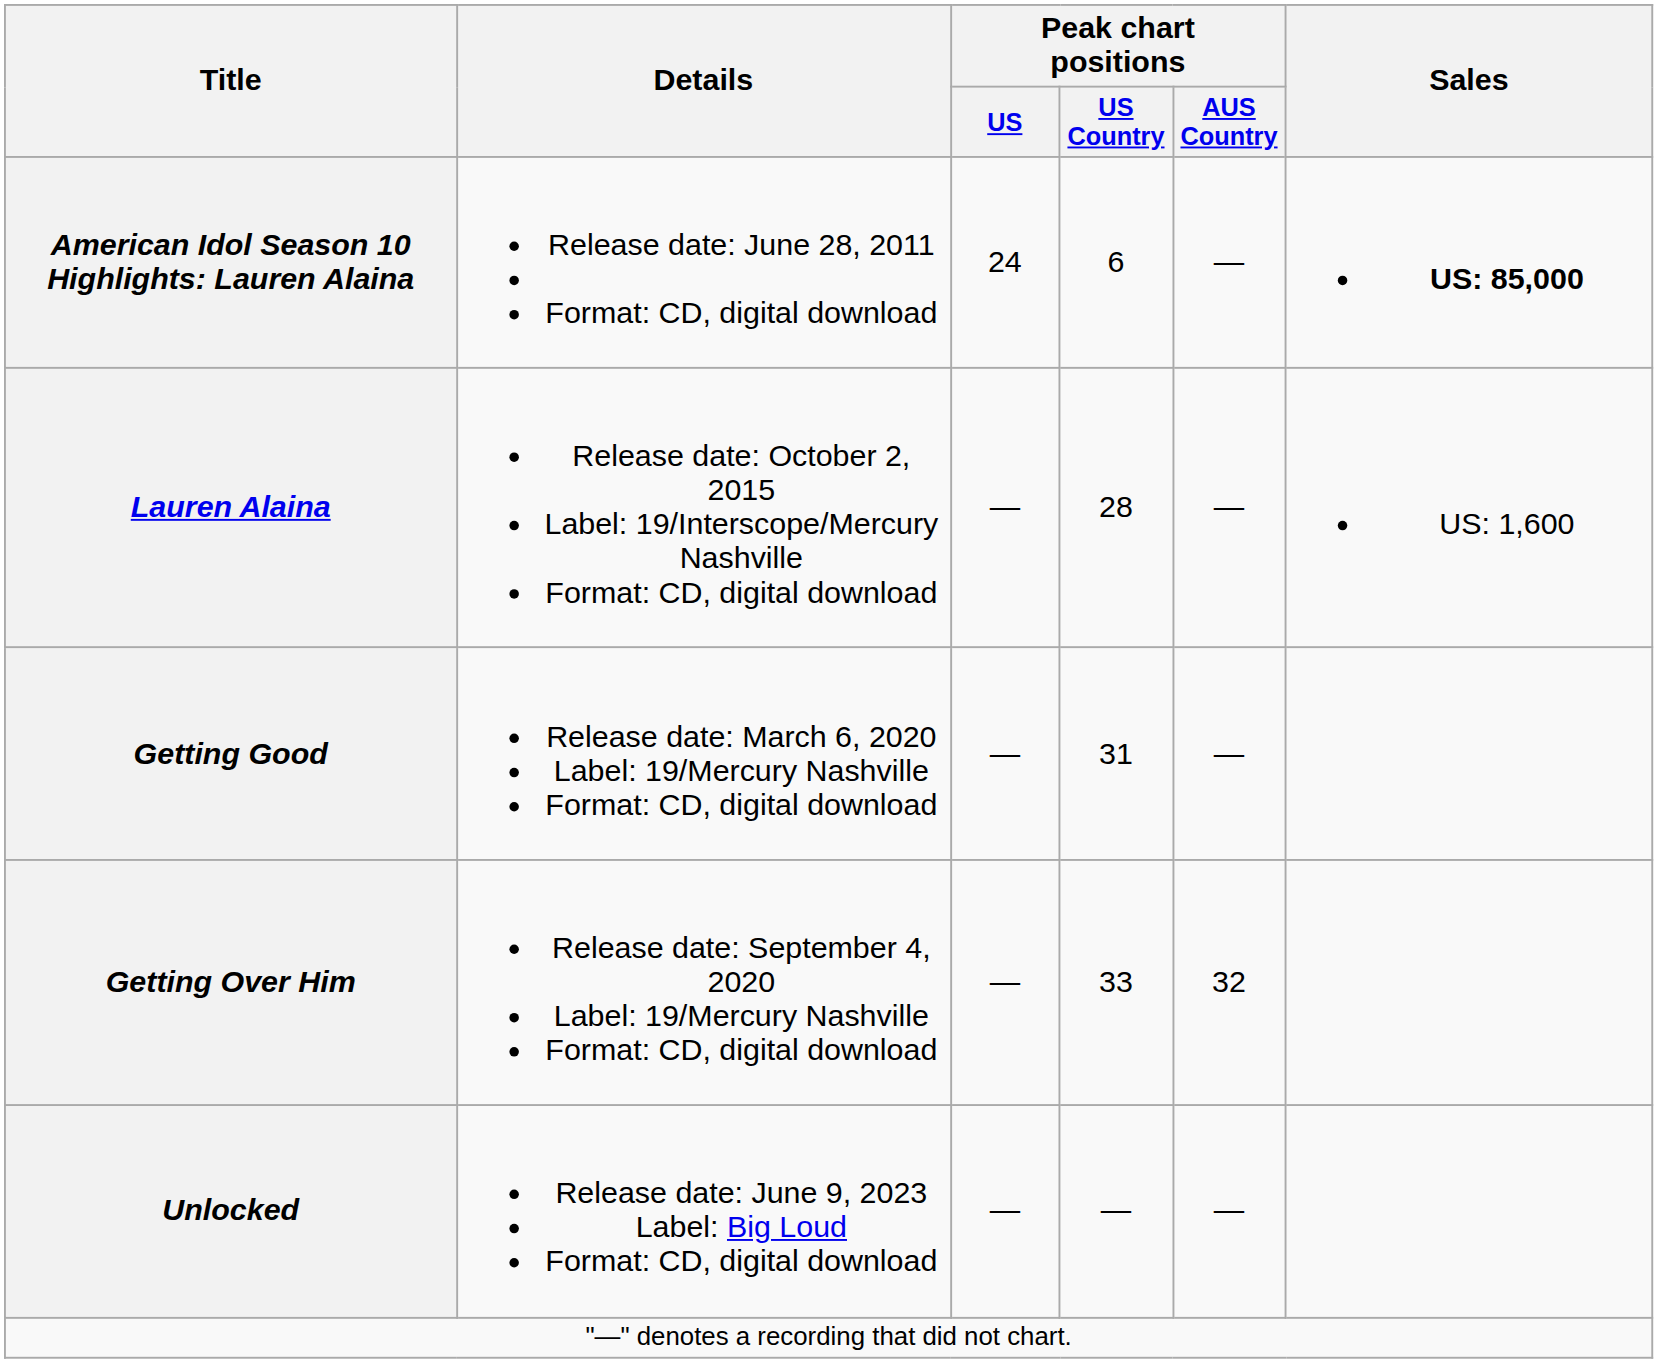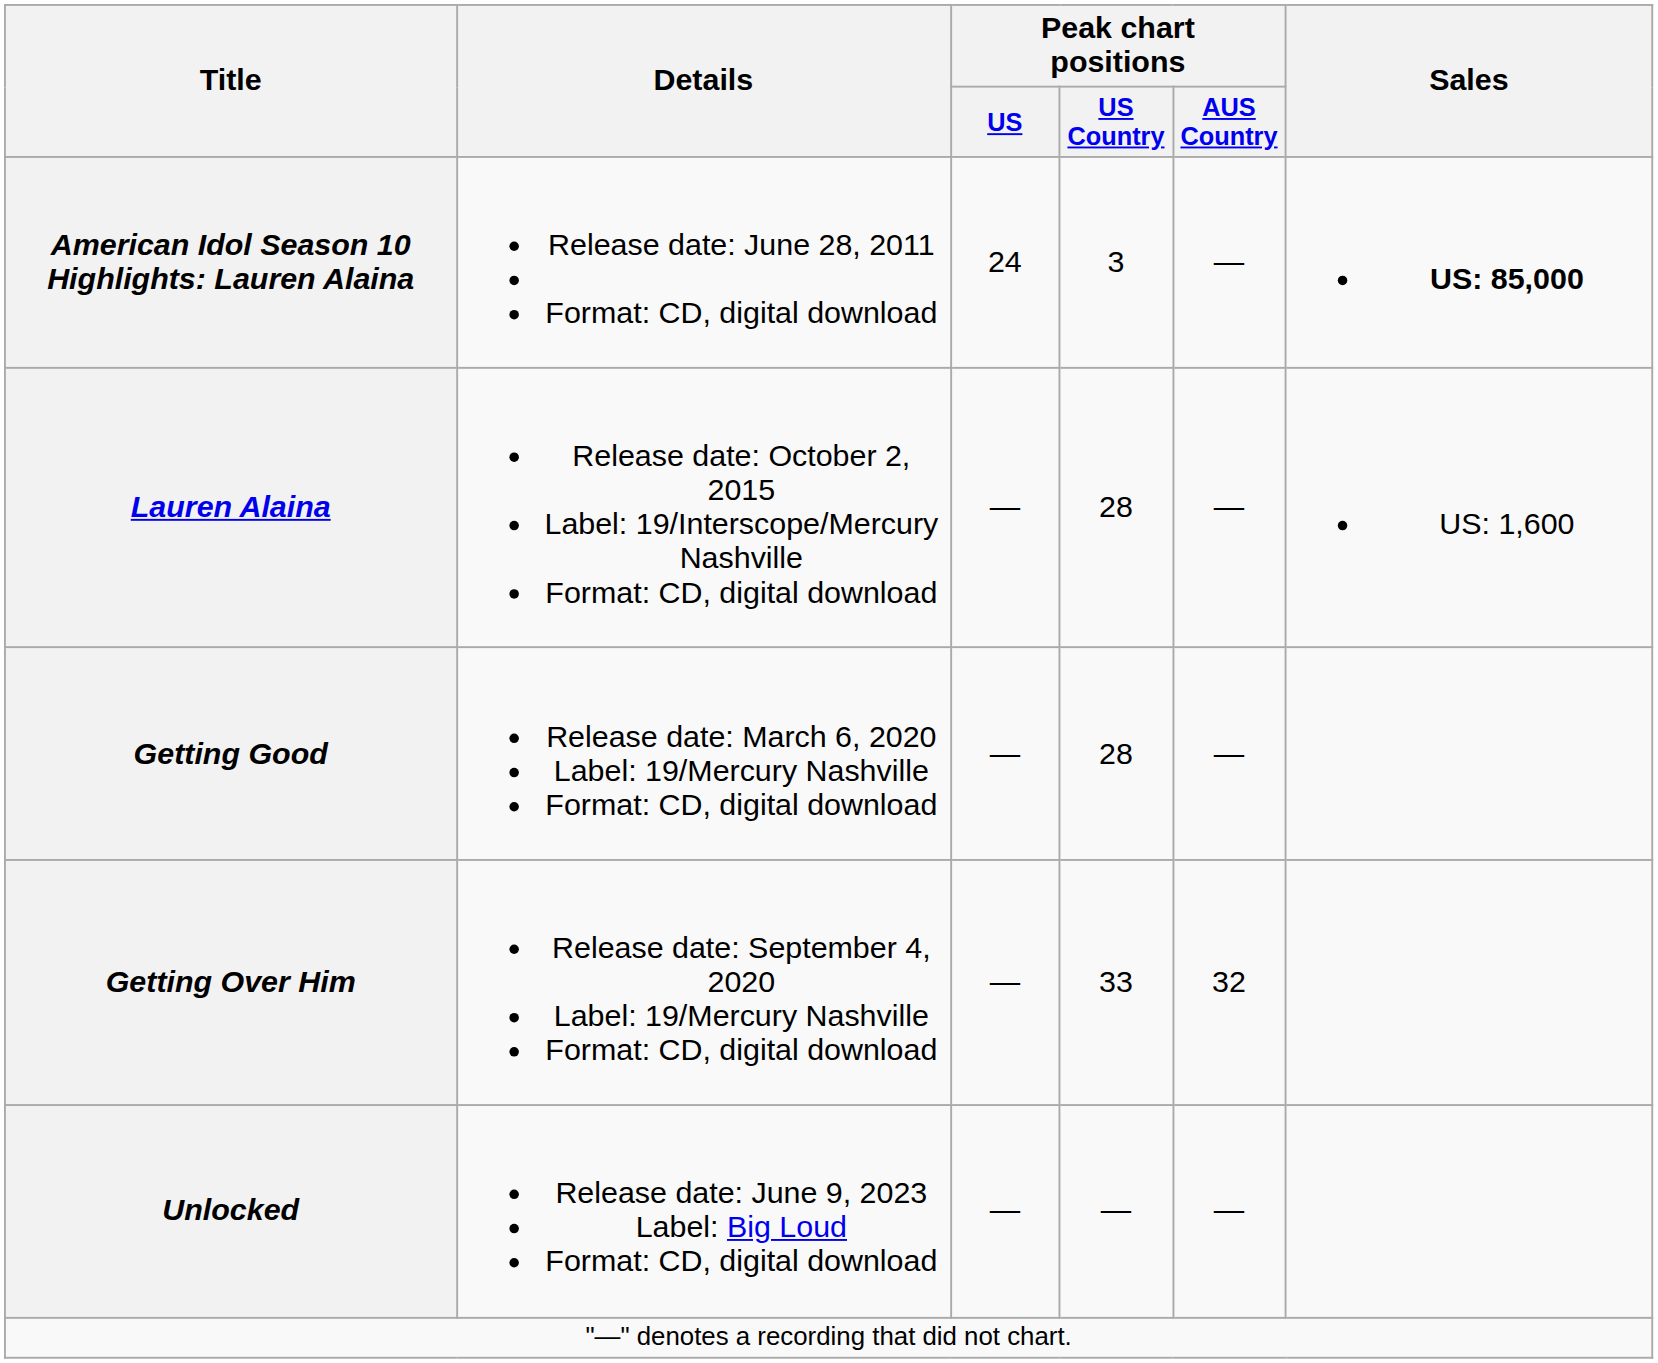(1116, 261) 6 -> (1116, 261) 3
(1116, 753) 31 -> (1116, 753) 28
